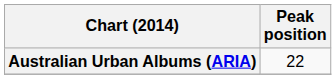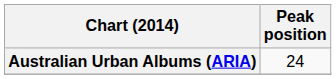(295, 61) 22 -> (295, 61) 24
